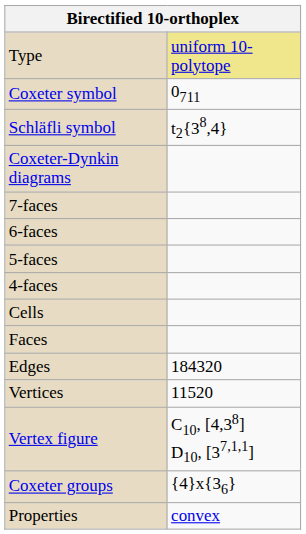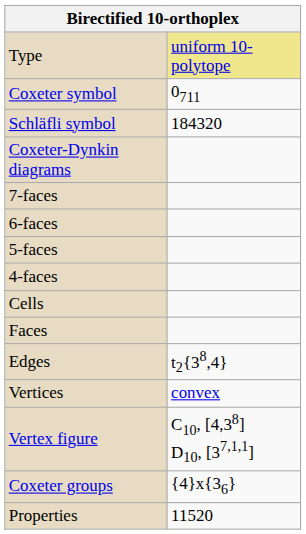(199, 127) t2{38,4} -> (197, 123) 184320
(197, 366) 184320 -> (199, 361) t2{38,4}
(192, 393) 11520 -> (196, 393) convex
(196, 515) convex -> (192, 515) 11520
